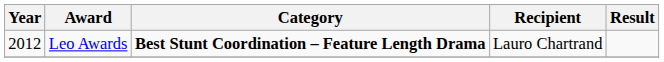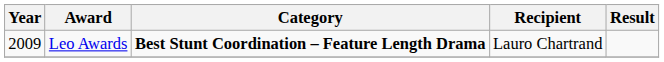(25, 43) 2012 -> (25, 43) 2009
